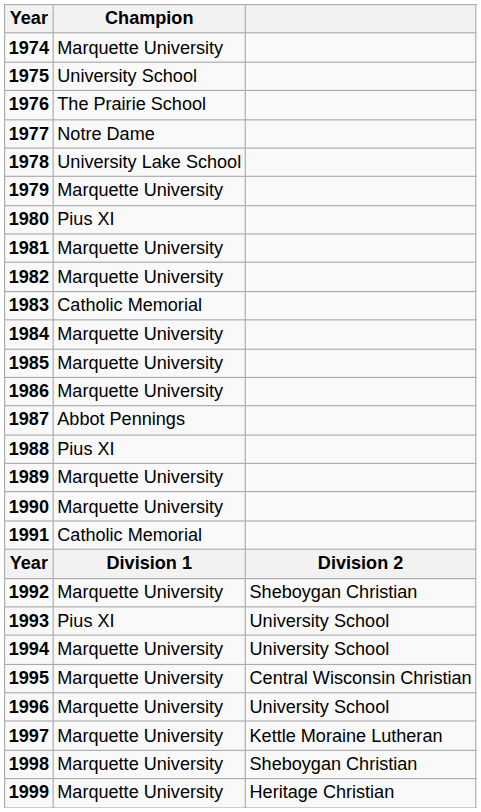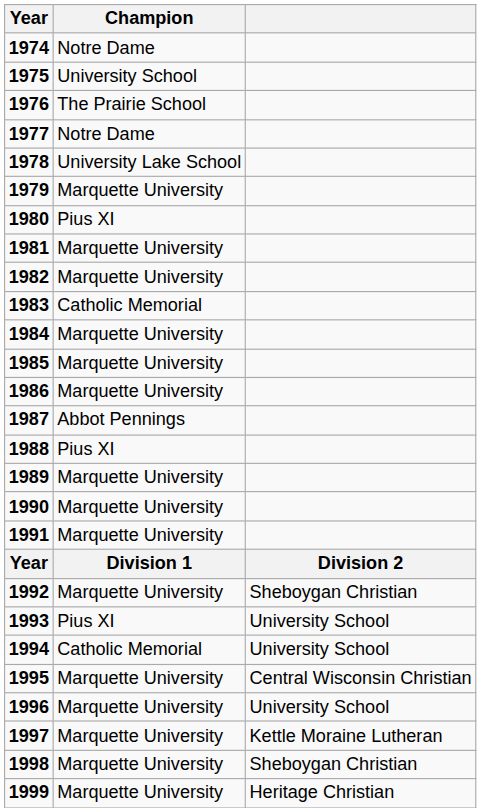(140, 47) Marquette University -> (106, 47) Notre Dame
(130, 534) Catholic Memorial -> (140, 534) Marquette University
(140, 649) Marquette University -> (130, 649) Catholic Memorial
